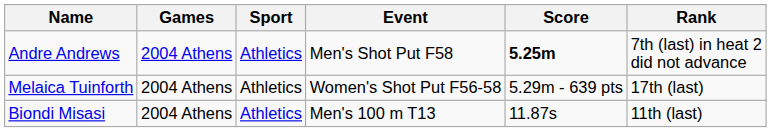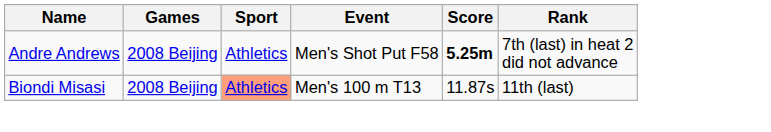(187, 53) 2004 Athens -> (173, 53) 2008 Beijing
- row: (71, 88)
(187, 114) 2004 Athens -> (173, 88) 2008 Beijing
(271, 114) no background -> (256, 88) lightsalmon background
